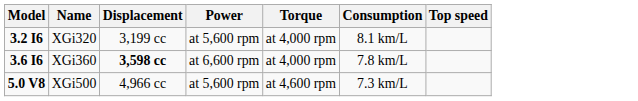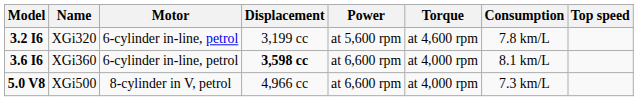+ column: (171, 16)
(301, 39) at 4,000 rpm -> (443, 39) at 4,600 rpm
(382, 39) 8.1 km/L -> (524, 39) 7.8 km/L
(382, 61) 7.8 km/L -> (524, 61) 8.1 km/L
(224, 84) at 5,600 rpm -> (366, 84) at 6,600 rpm
(301, 84) at 4,600 rpm -> (443, 84) at 4,000 rpm
